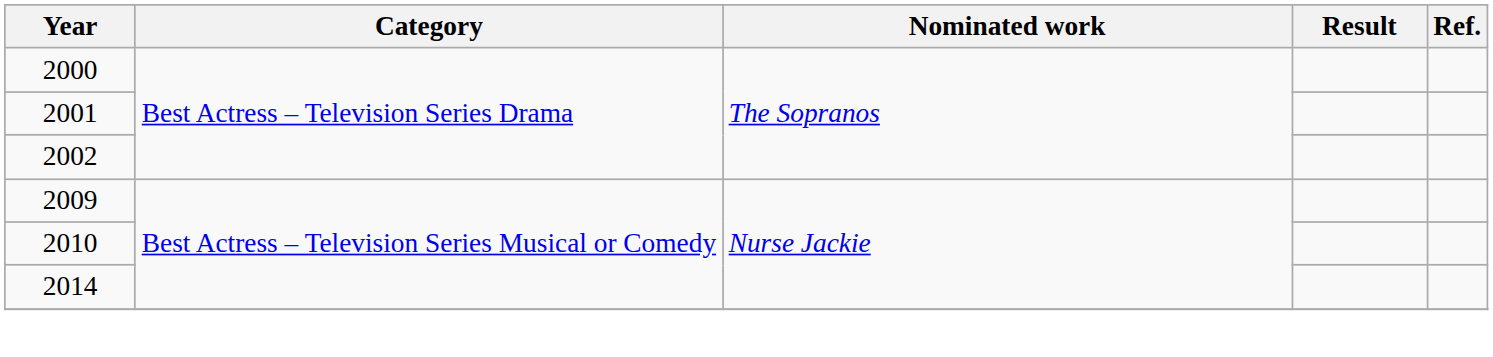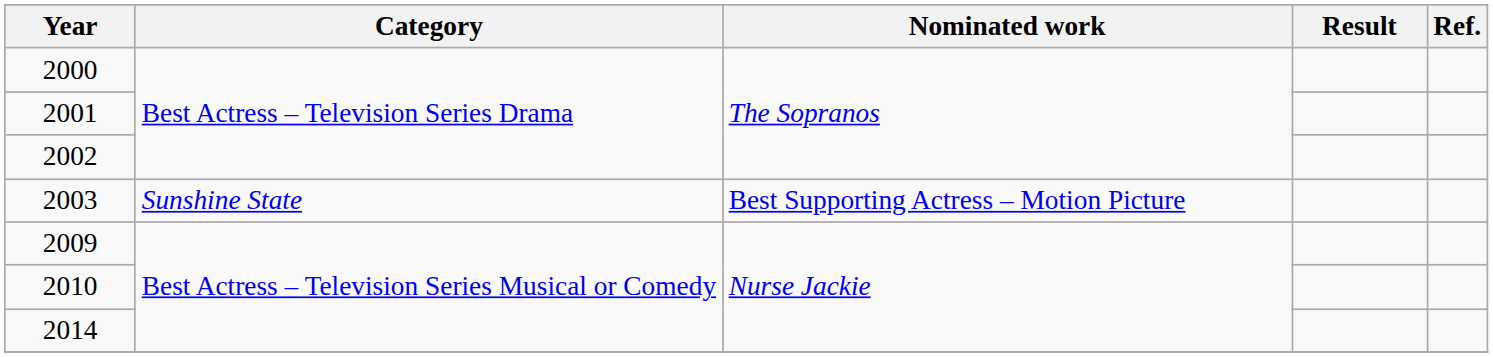+ row: (70, 199)
